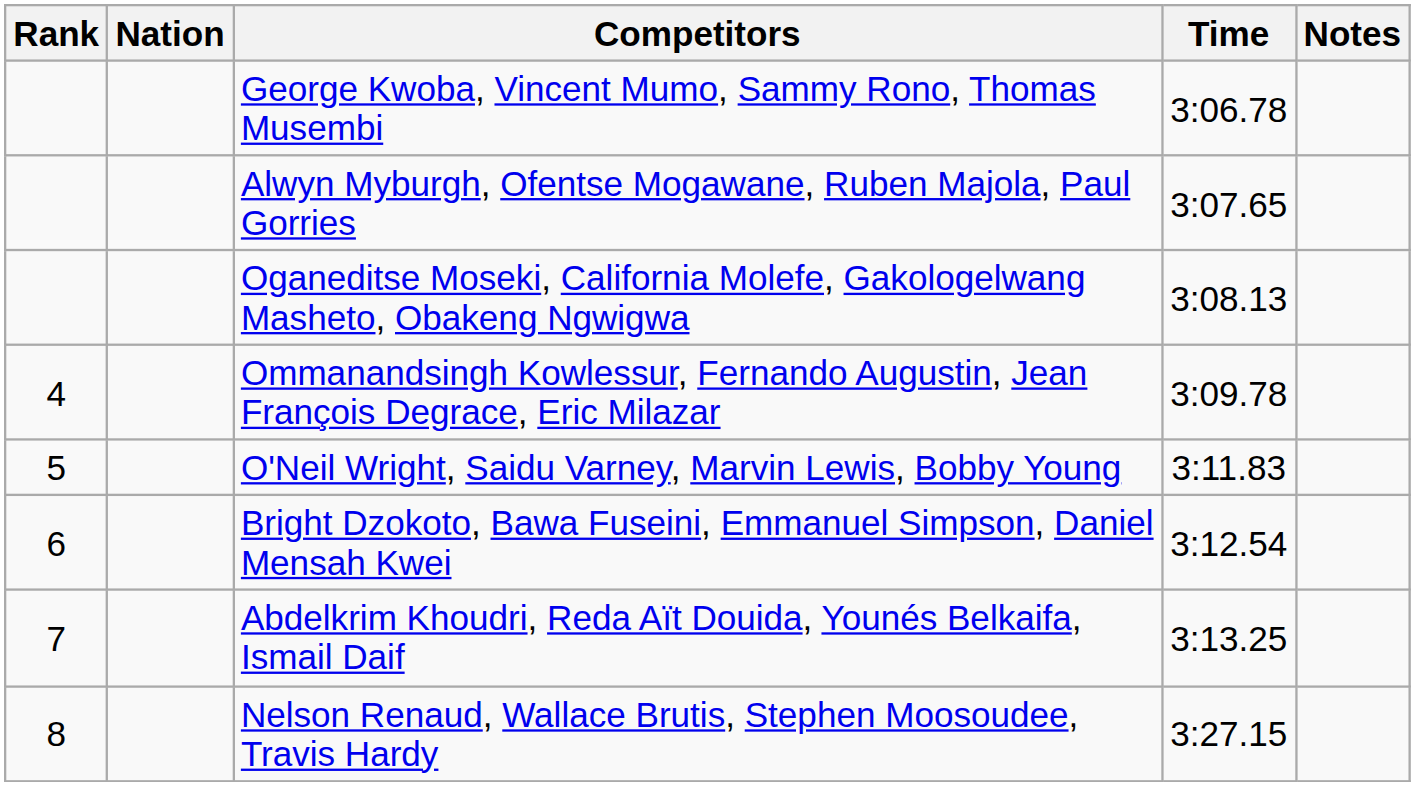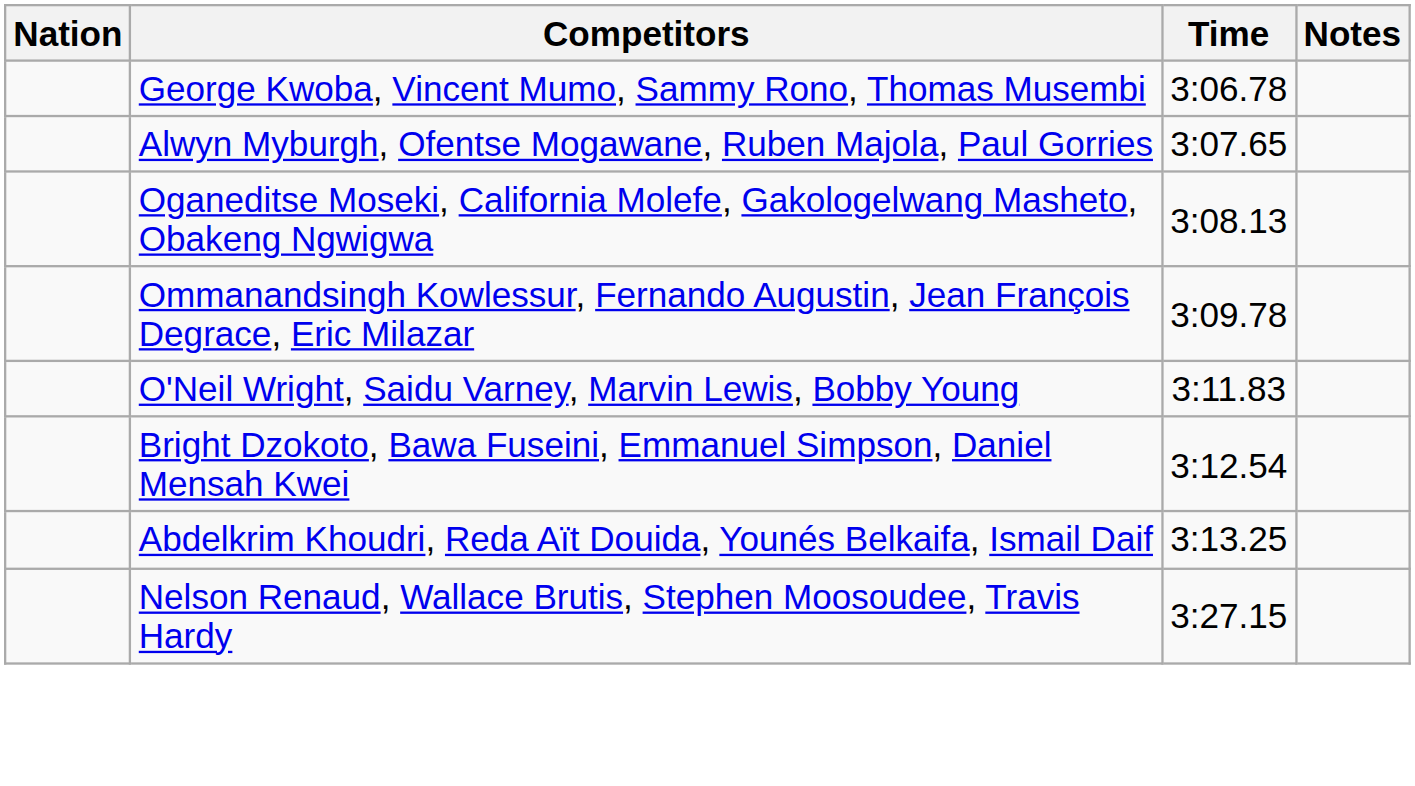- column: (56, 33)
